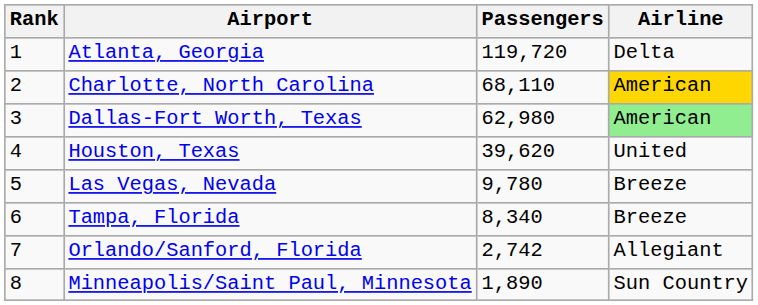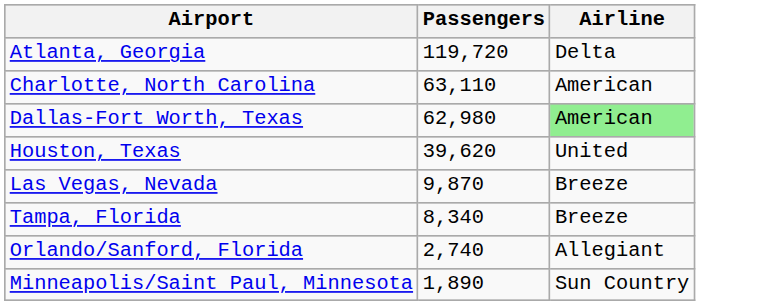- column: (34, 22)
(518, 87) 68,110 -> (460, 87) 63,110
(662, 87) gold background -> (604, 87) no background
(512, 186) 9,780 -> (453, 186) 9,870
(512, 252) 2,742 -> (453, 252) 2,740
